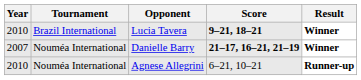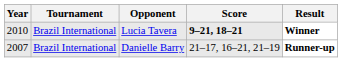(80, 48) Nouméa International -> (75, 48) Brazil International
(254, 48) bold -> (234, 48) normal
(322, 48) Winner -> (310, 48) Runner-up
- row: (168, 66)
